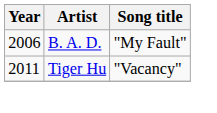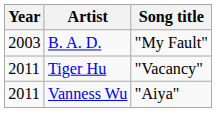(24, 42) 2006 -> (24, 42) 2003
+ row: (88, 94)
